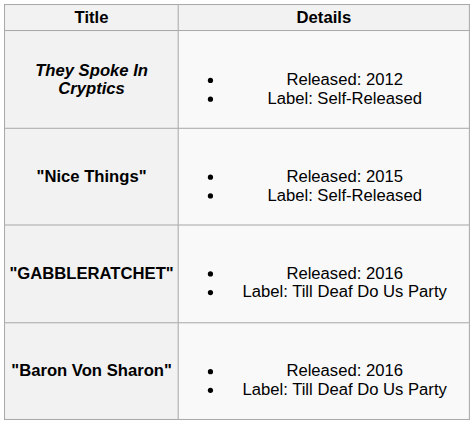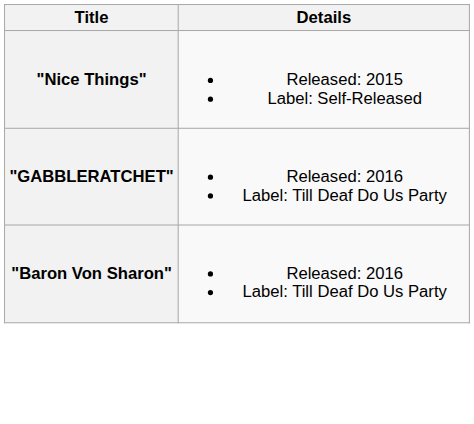- row: (92, 79)
